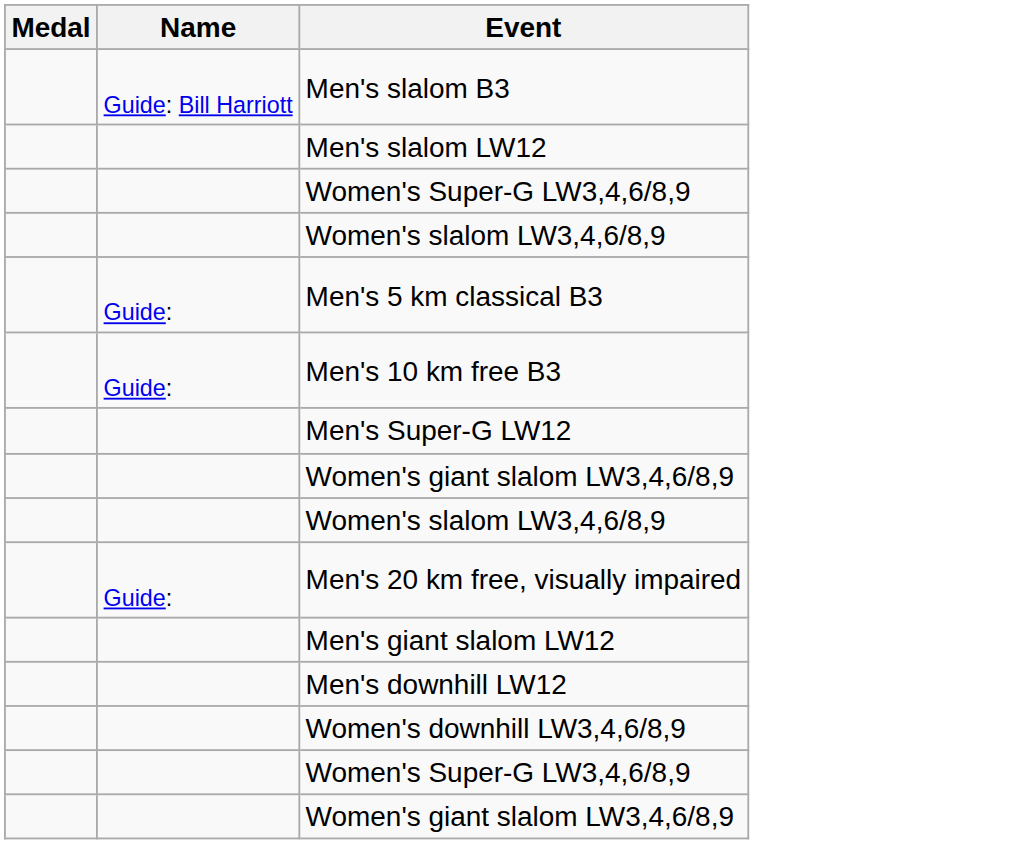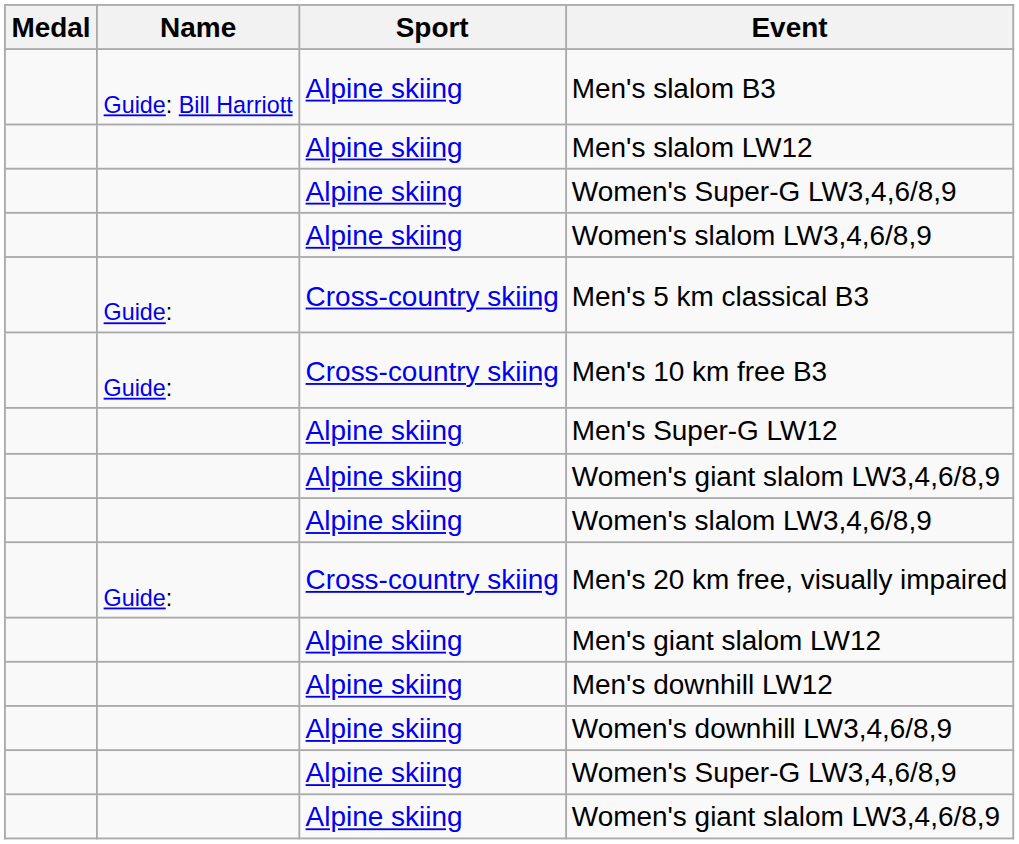+ column: (432, 27)
